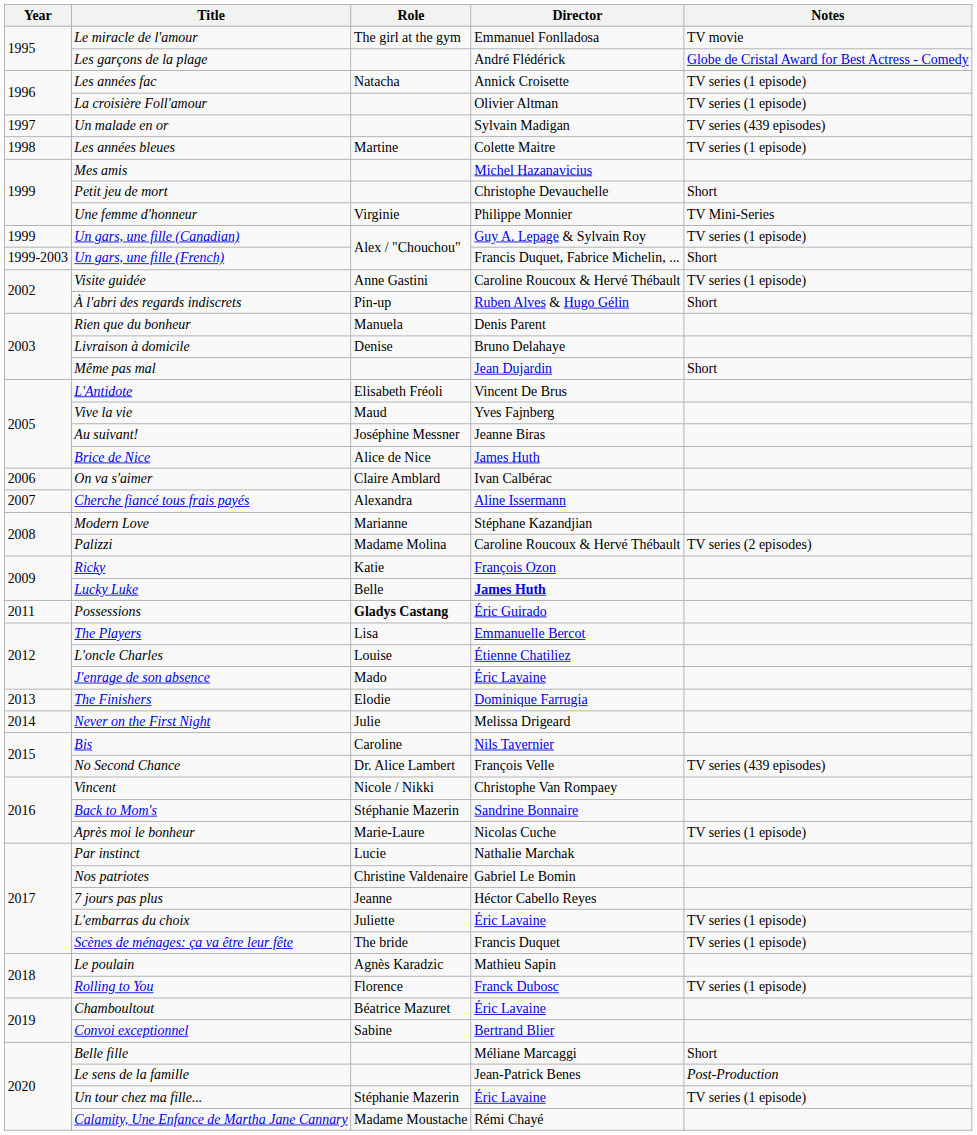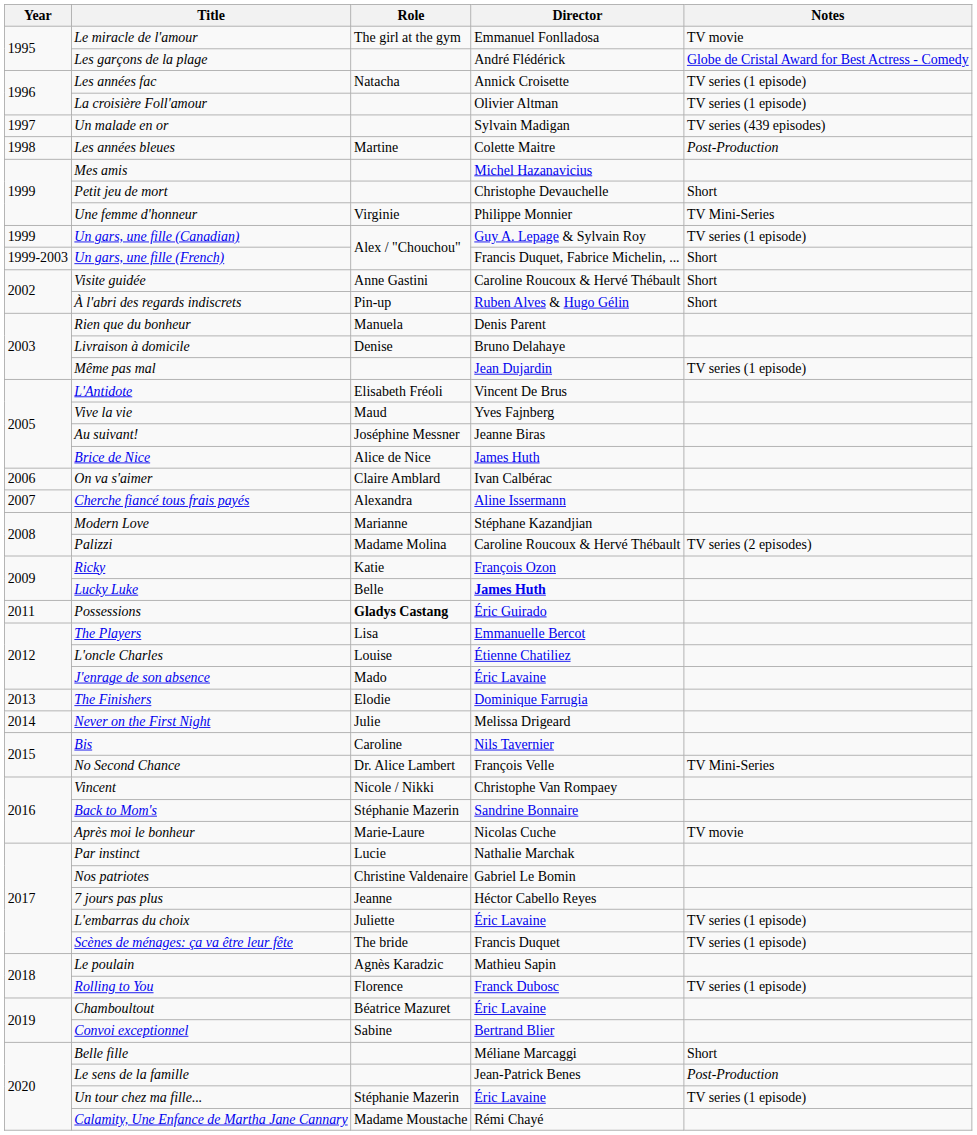(747, 147) TV series (1 episode) -> (733, 147) Post-Production
(747, 280) TV series (1 episode) -> (702, 280) Short
(702, 368) Short -> (747, 368) TV series (1 episode)
(756, 766) TV series (439 episodes) -> (731, 766) TV Mini-Series
(747, 832) TV series (1 episode) -> (715, 832) TV movie
